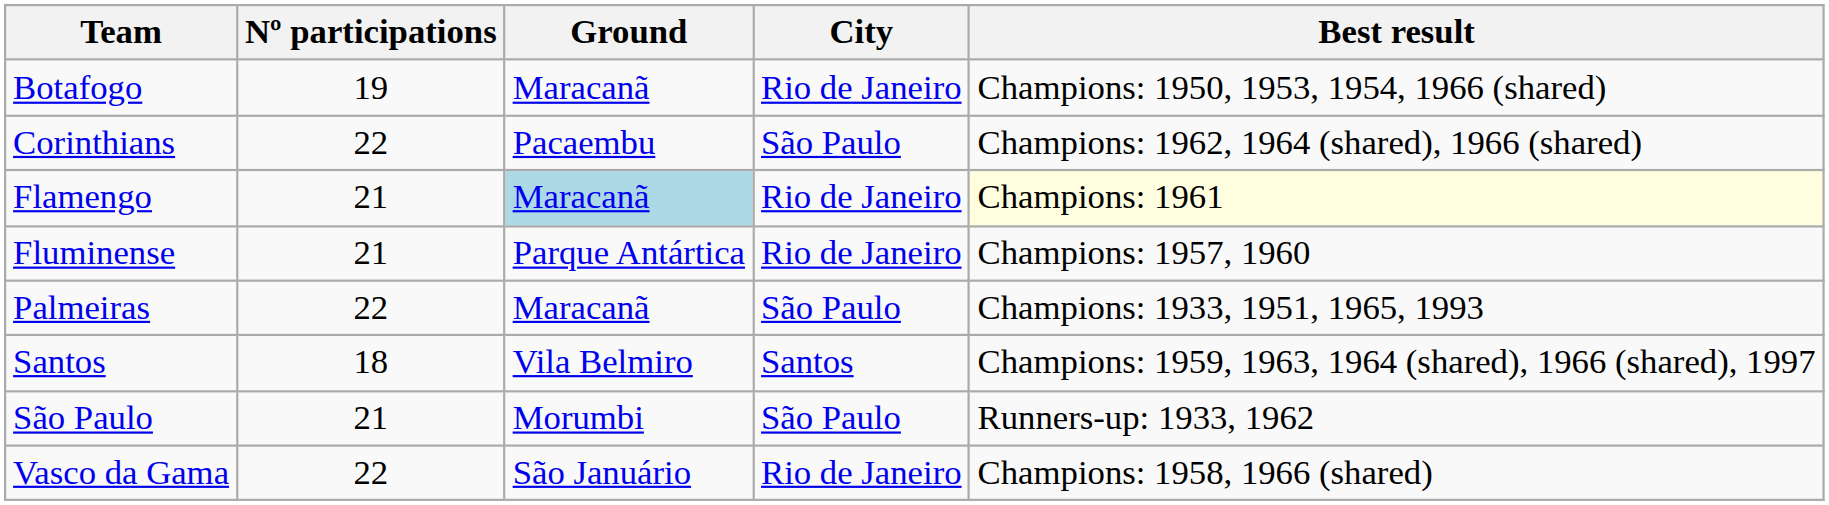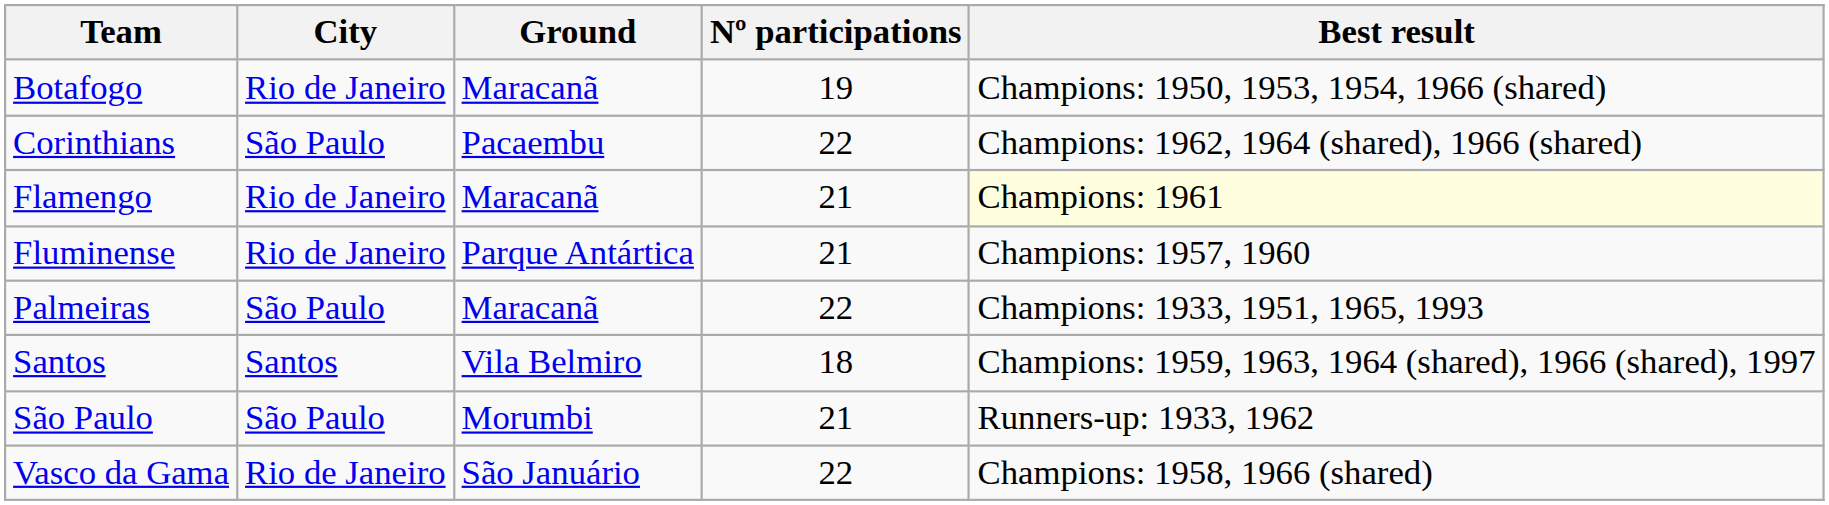columns swapped: (861, 32) <-> (371, 32)
(581, 197) lightblue background -> (530, 197) no background
